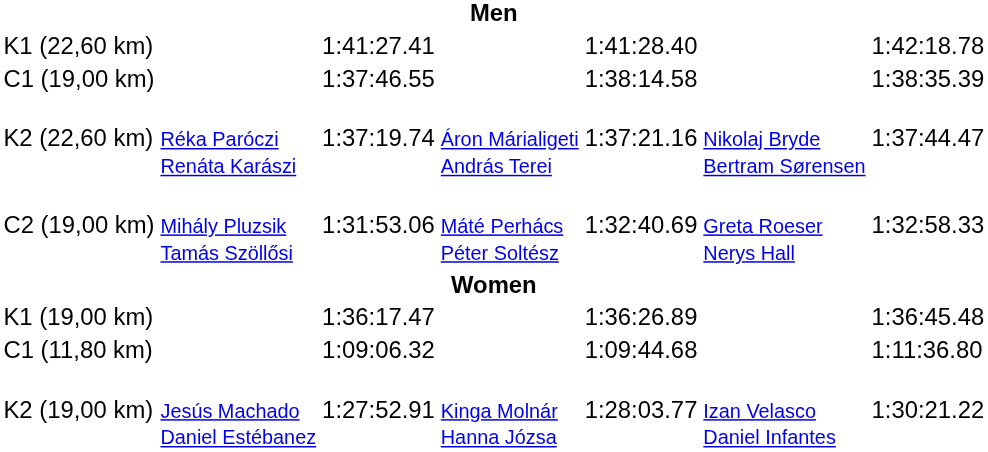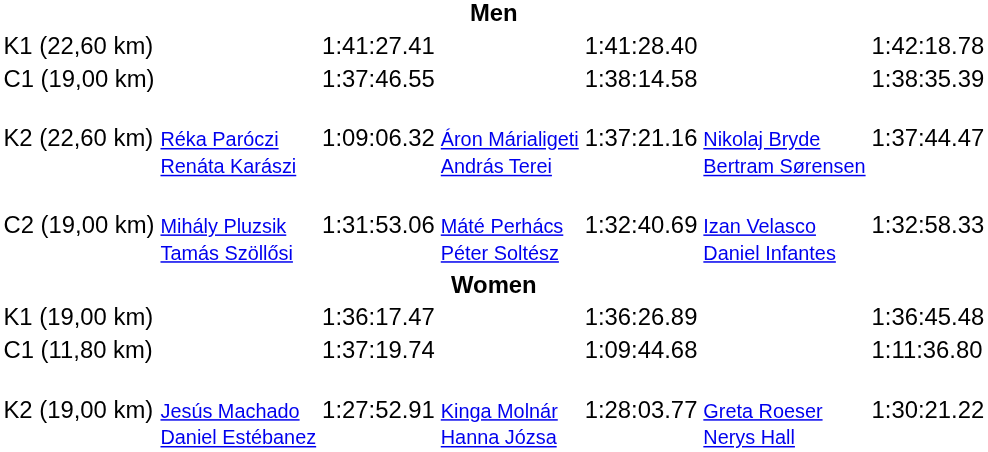(378, 138) 1:37:19.74 -> (378, 138) 1:09:06.32
(763, 240) Greta Roeser Nerys Hall -> (770, 240) Izan Velasco Daniel Infantes
(378, 350) 1:09:06.32 -> (378, 350) 1:37:19.74
(770, 424) Izan Velasco Daniel Infantes -> (763, 424) Greta Roeser Nerys Hall
